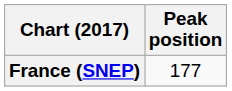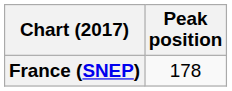(186, 70) 177 -> (186, 70) 178
